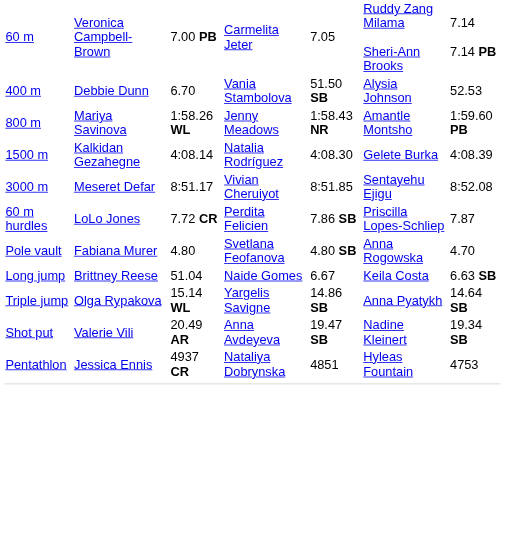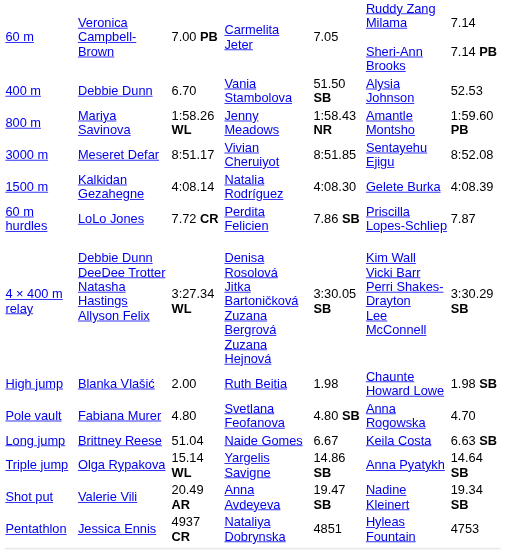rows swapped: (27, 155) <-> (27, 187)
+ row: (34, 301)
+ row: (34, 383)
